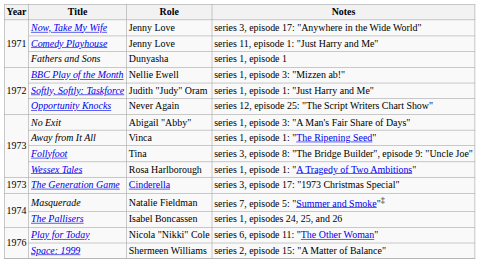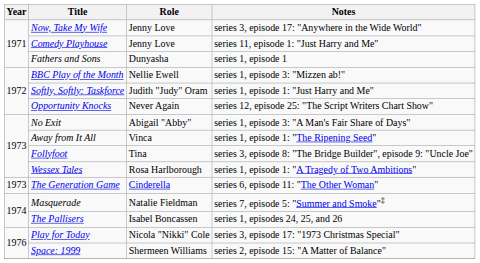(307, 185) series 3, episode 17: "1973 Christmas Special" -> (296, 185) series 6, episode 11: "The Other Woman"
(296, 235) series 6, episode 11: "The Other Woman" -> (307, 235) series 3, episode 17: "1973 Christmas Special"
